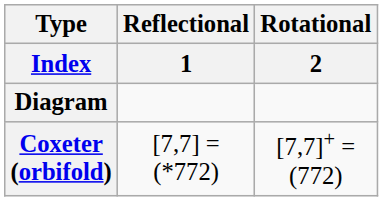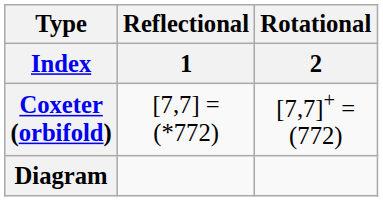rows swapped: (61, 102) <-> (61, 158)
